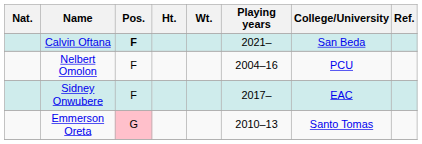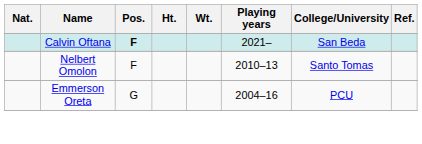(257, 65) 2004–16 -> (257, 65) 2010–13
(342, 65) PCU -> (342, 65) Santo Tomas
- row: (78, 95)
(134, 124) pink background -> (134, 95) no background
(257, 124) 2010–13 -> (257, 95) 2004–16
(342, 124) Santo Tomas -> (342, 95) PCU
